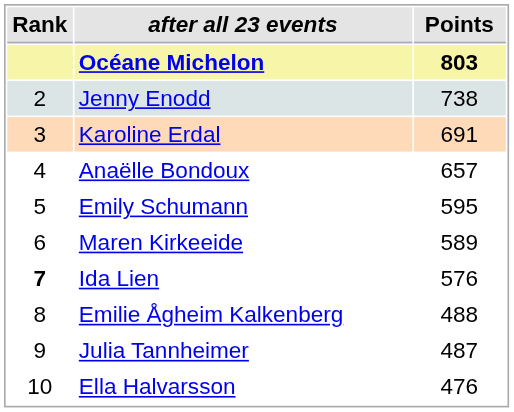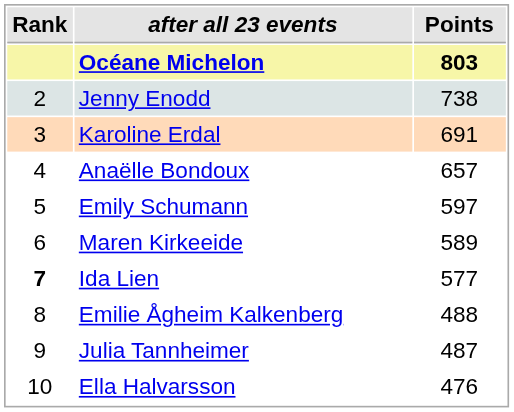(459, 207) 595 -> (459, 207) 597
(459, 279) 576 -> (459, 279) 577
